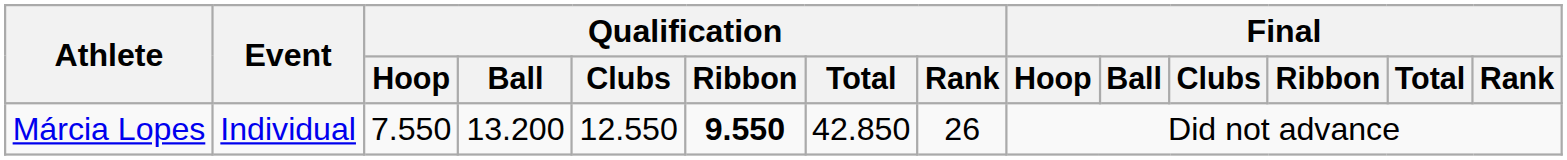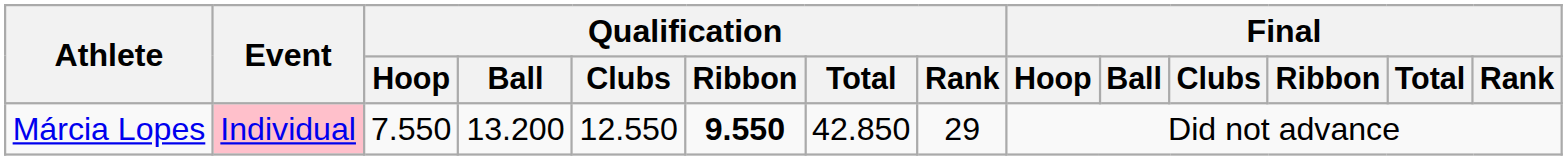(288, 129) no background -> (288, 129) pink background
(962, 129) 26 -> (962, 129) 29
